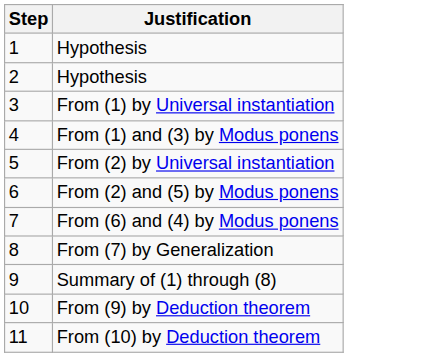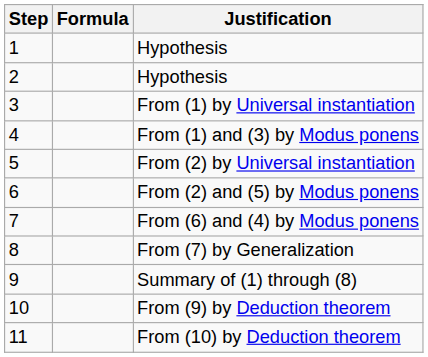+ column: (93, 18)
